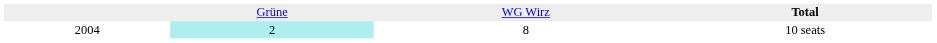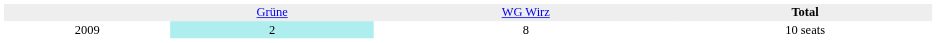(87, 29) 2004 -> (87, 29) 2009
